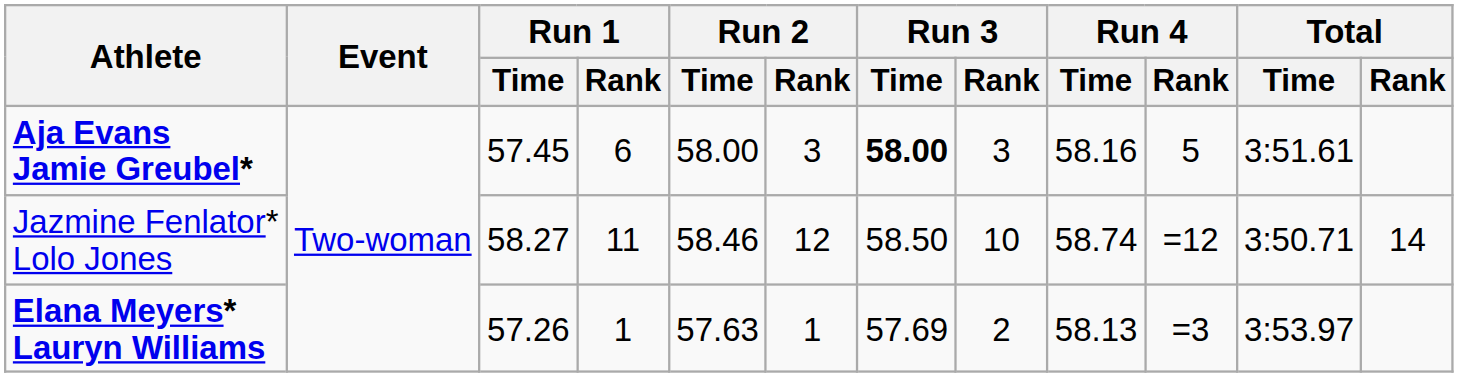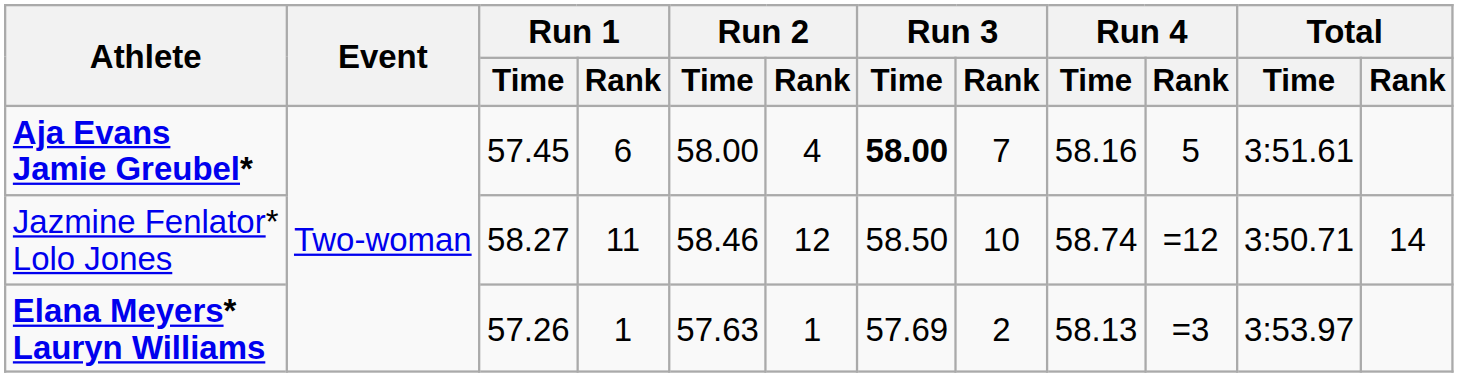(812, 151) 3 -> (812, 151) 4
(1001, 151) 3 -> (1001, 151) 7
